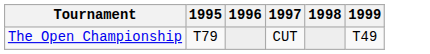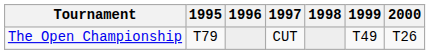+ column: (405, 16)
